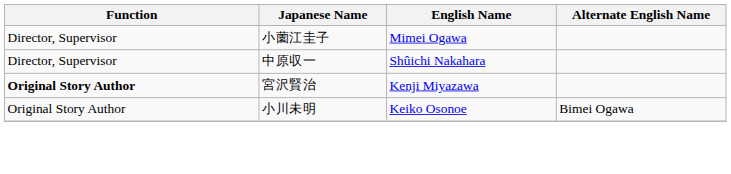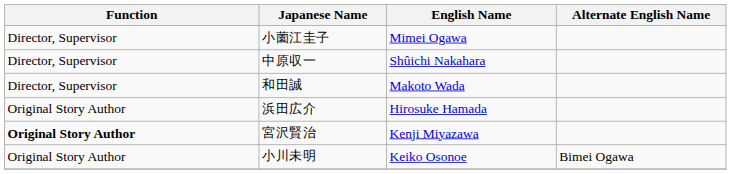+ row: (282, 84)
+ row: (289, 108)
